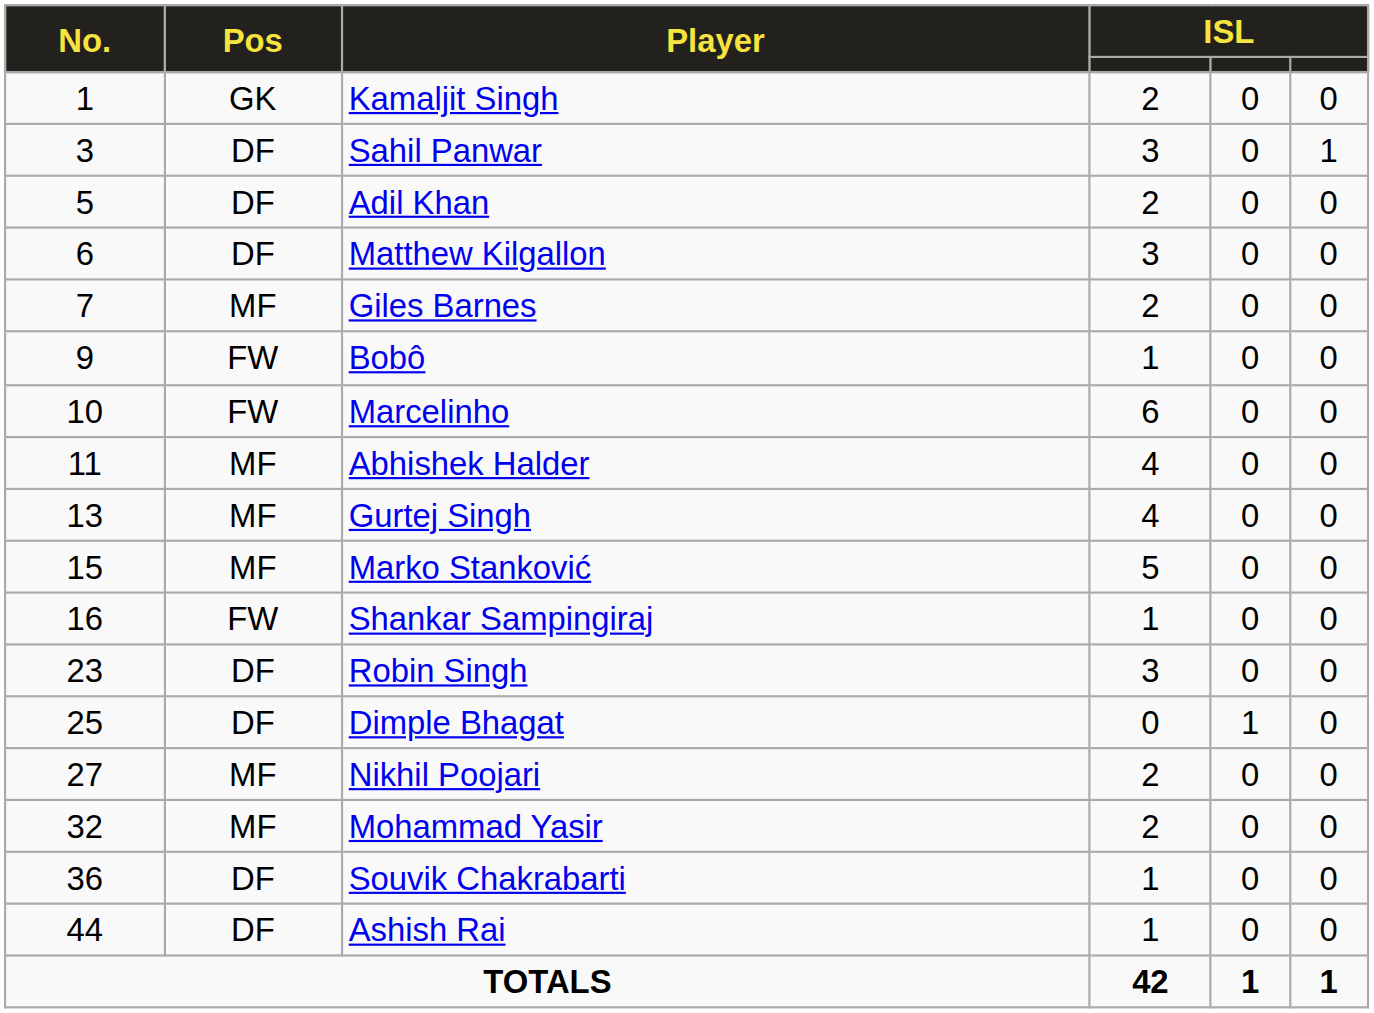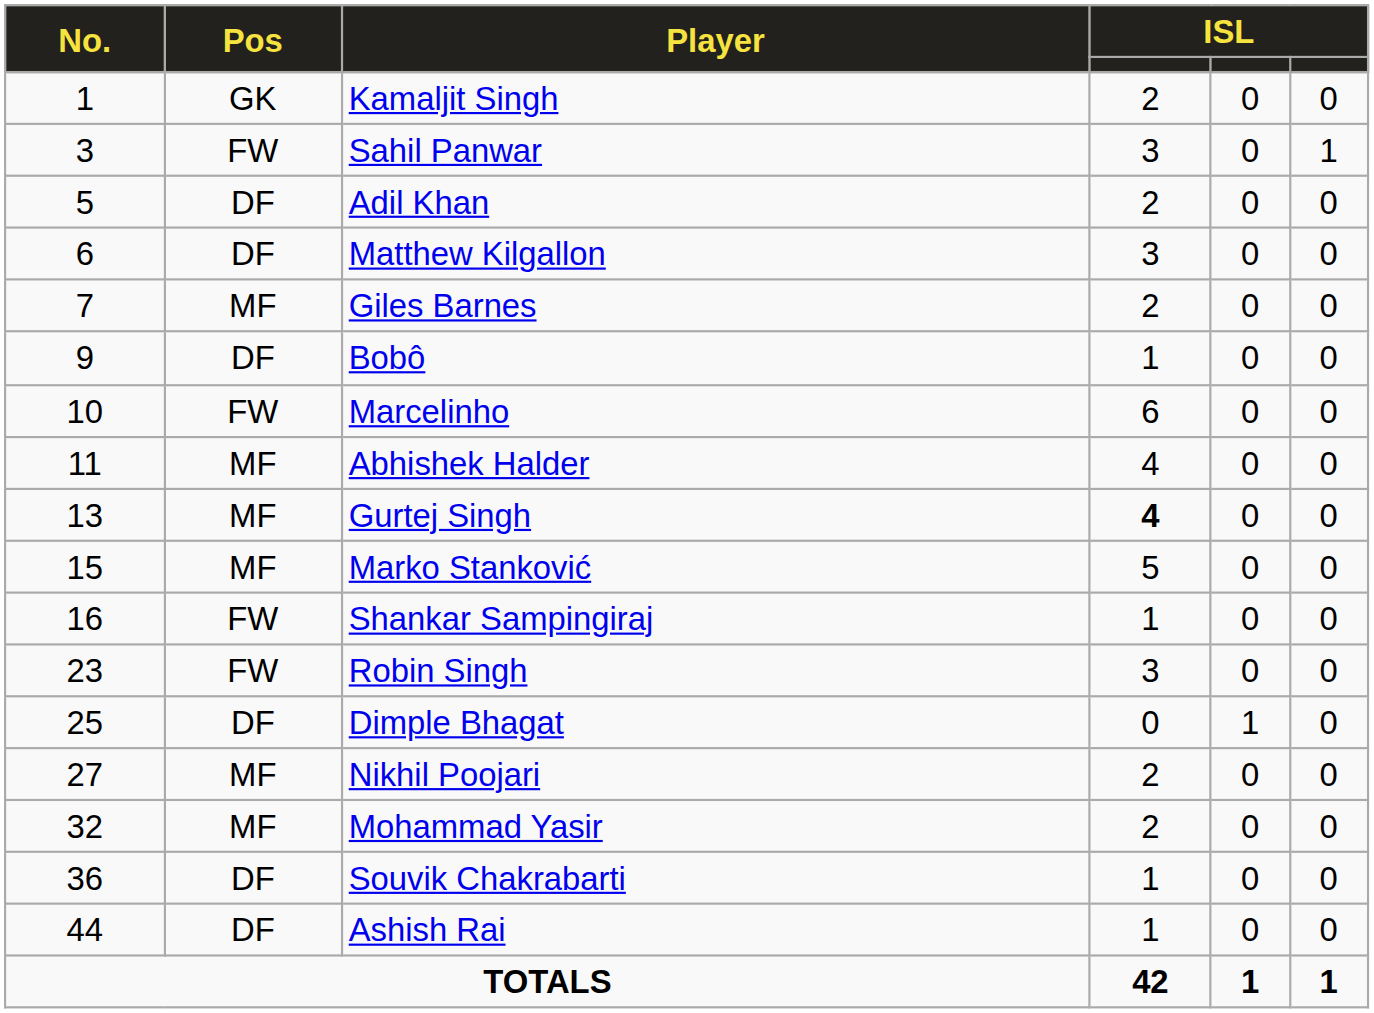(253, 150) DF -> (253, 150) FW
(253, 358) FW -> (253, 358) DF
(1150, 514) normal -> (1150, 514) bold
(253, 670) DF -> (253, 670) FW
